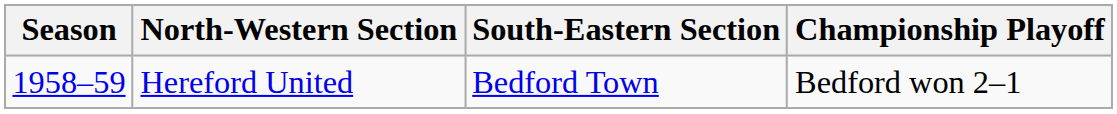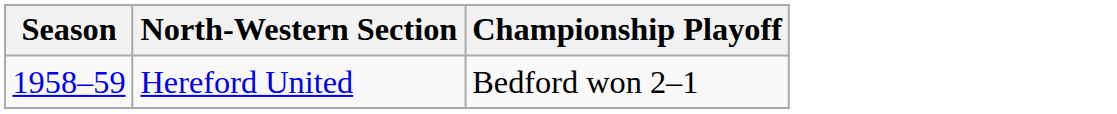- column: (626, 30)
